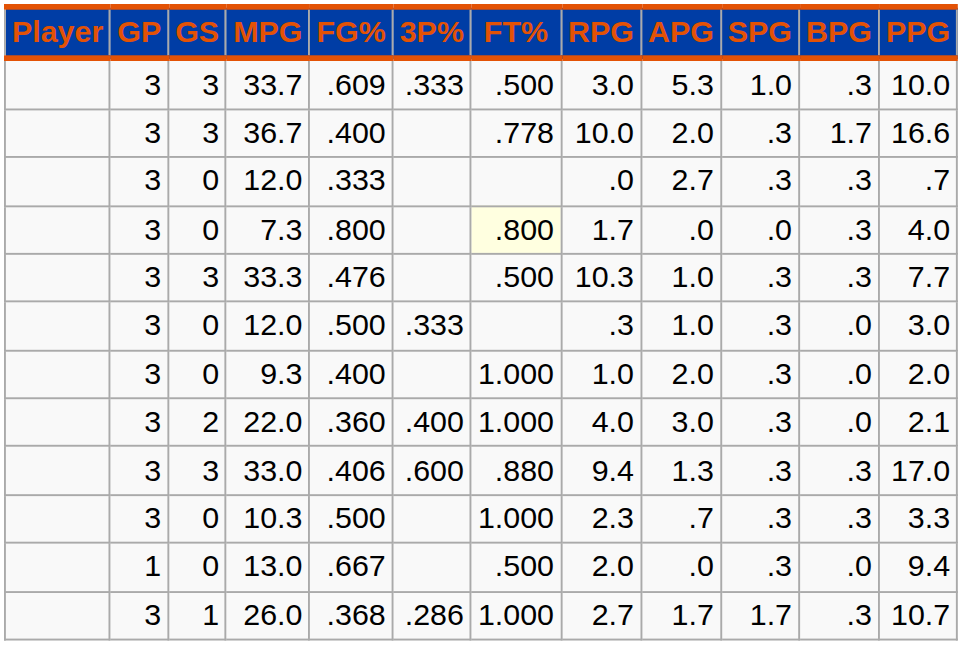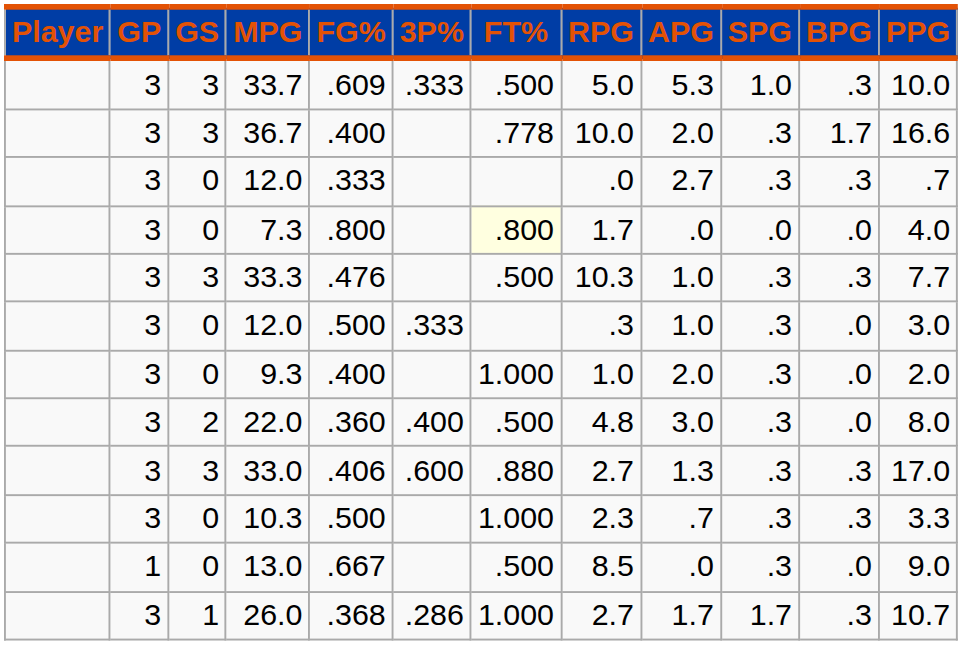(613, 84) 3.0 -> (613, 84) 5.0
(859, 229) .3 -> (859, 229) .0
(516, 421) 1.000 -> (524, 421) .500
(613, 421) 4.0 -> (613, 421) 4.8
(929, 421) 2.1 -> (929, 421) 8.0
(613, 470) 9.4 -> (613, 470) 2.7
(613, 566) 2.0 -> (613, 566) 8.5
(929, 566) 9.4 -> (929, 566) 9.0
